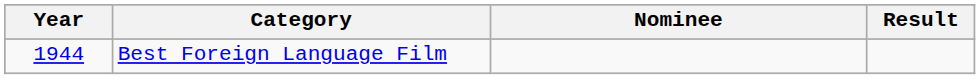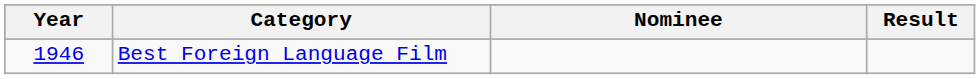(59, 56) 1944 -> (59, 56) 1946
